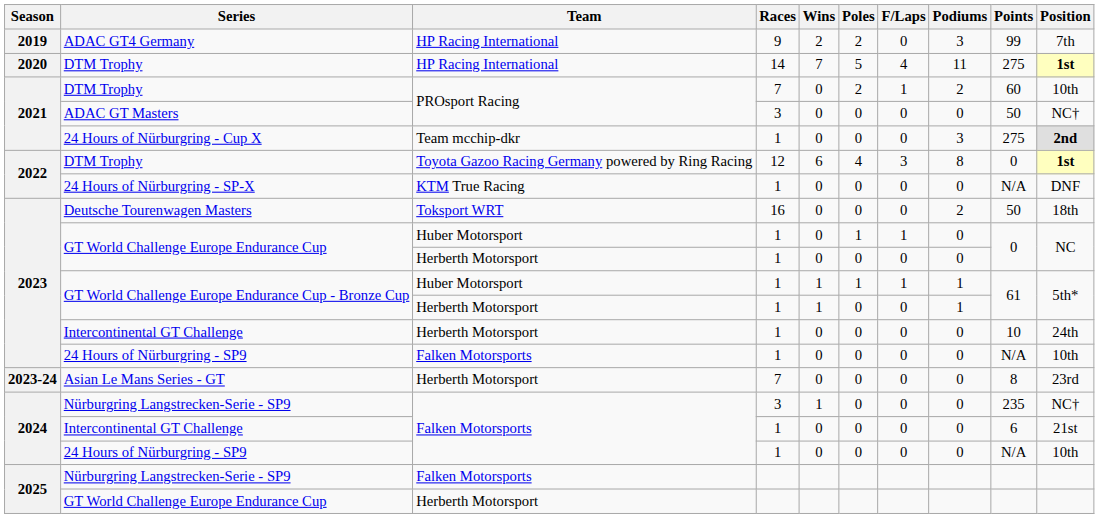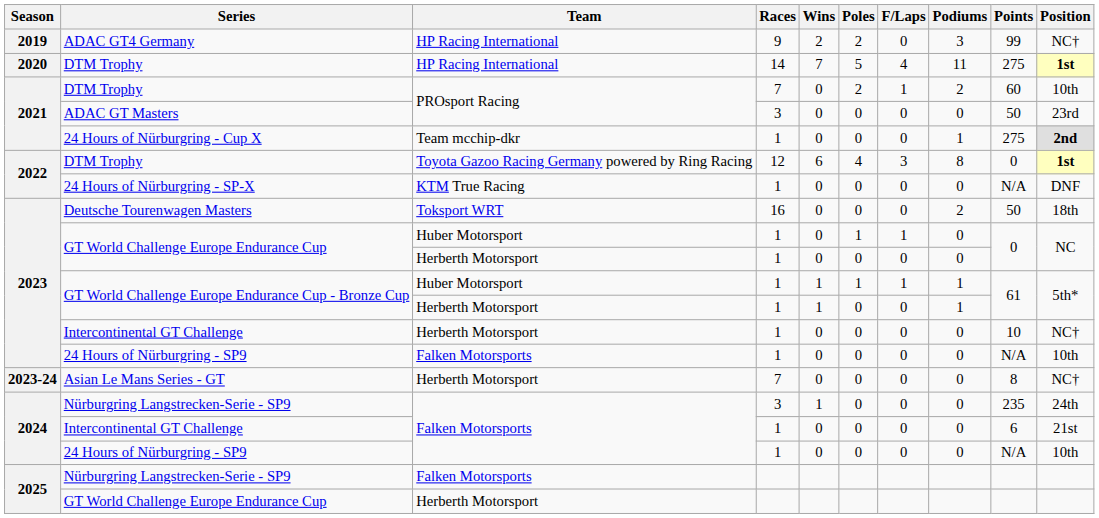(1065, 41) 7th -> (1065, 41) NC†
(1065, 113) NC† -> (1065, 113) 23rd
(960, 138) 3 -> (960, 138) 1
(1065, 331) 24th -> (1065, 331) NC†
(1065, 380) 23rd -> (1065, 380) NC†
(1065, 404) NC† -> (1065, 404) 24th
